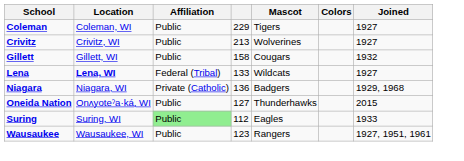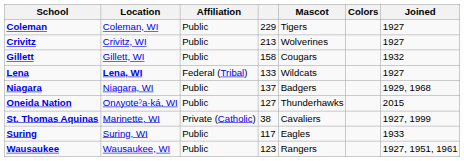(192, 88) Private (Catholic) -> (195, 88) Public
(241, 88) 136 -> (268, 88) 137
+ row: (52, 118)
(168, 118) lightgreen background -> (195, 133) no background
(241, 118) 112 -> (268, 133) 117
